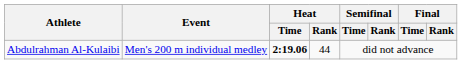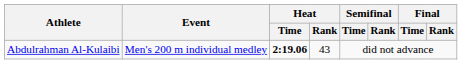(325, 50) 44 -> (325, 50) 43
